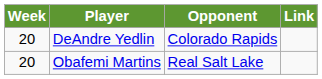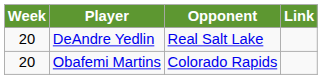(222, 39) Colorado Rapids -> (215, 39) Real Salt Lake
(215, 62) Real Salt Lake -> (222, 62) Colorado Rapids
